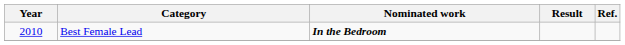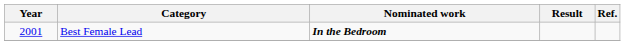(31, 31) 2010 -> (31, 31) 2001
